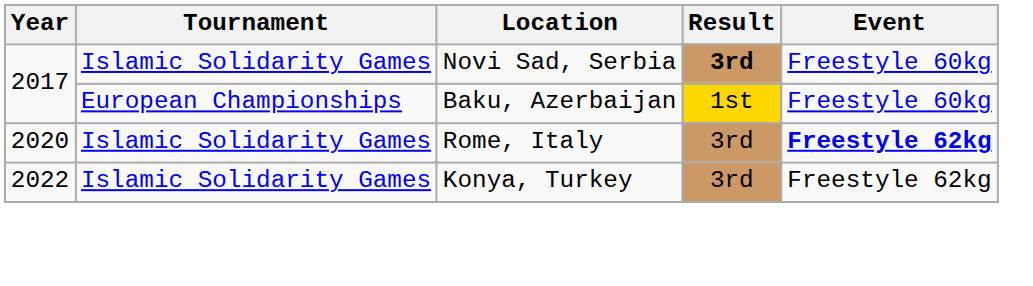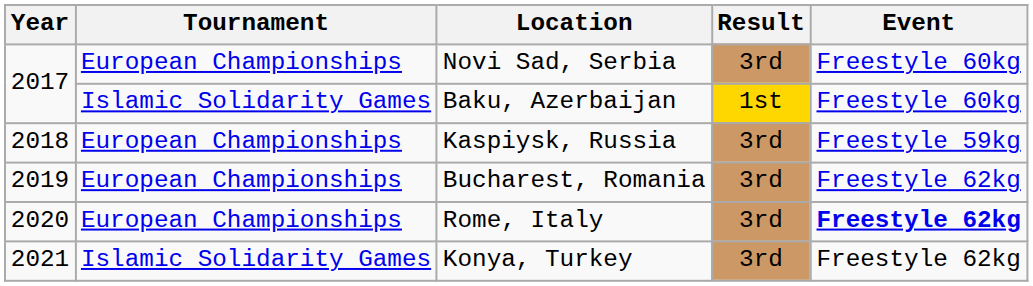(256, 64) Islamic Solidarity Games -> (241, 64) European Championships
(732, 64) bold -> (761, 64) normal
(241, 104) European Championships -> (256, 104) Islamic Solidarity Games
+ row: (560, 143)
+ row: (574, 182)
(256, 143) Islamic Solidarity Games -> (241, 221) European Championships
(40, 182) 2022 -> (40, 261) 2021
